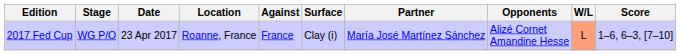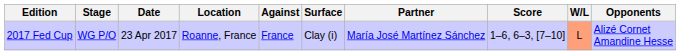columns swapped: (530, 12) <-> (635, 12)
